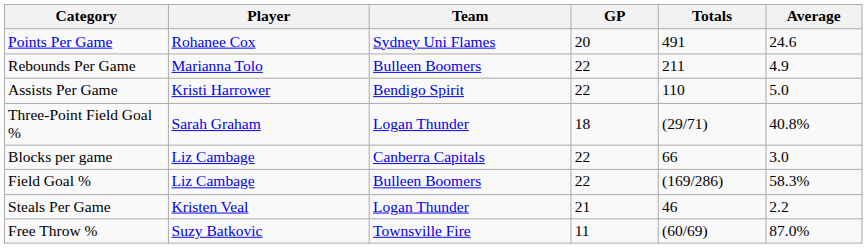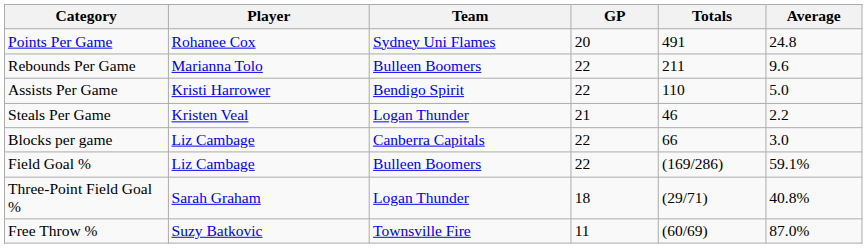(783, 41) 24.6 -> (783, 41) 24.8
(779, 66) 4.9 -> (779, 66) 9.6
rows swapped: (59, 206) <-> (80, 123)
(789, 181) 58.3% -> (789, 164) 59.1%
